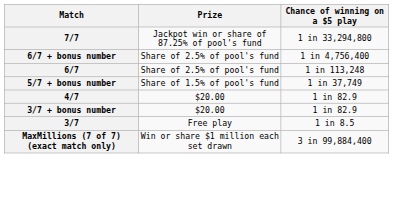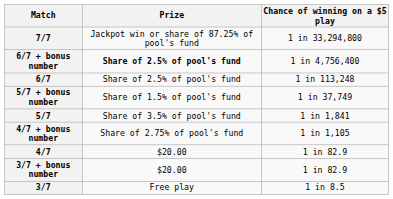(210, 57) normal -> (172, 61) bold
+ row: (43, 116)
+ row: (43, 134)
- row: (72, 141)
